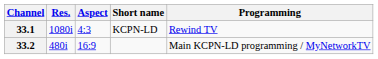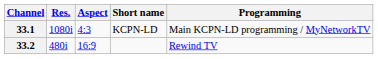(193, 29) Rewind TV -> (270, 29) Main KCPN-LD programming / MyNetworkTV
(270, 45) Main KCPN-LD programming / MyNetworkTV -> (193, 45) Rewind TV
